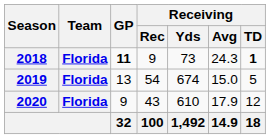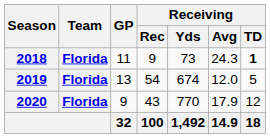(124, 58) bold -> (124, 58) normal
(225, 79) 15.0 -> (225, 79) 12.0
(188, 101) 610 -> (188, 101) 770
